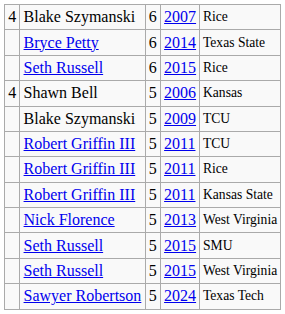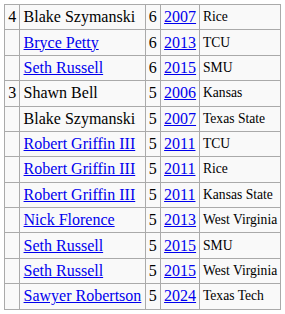(180, 42) 2014 -> (180, 42) 2013
(234, 42) Texas State -> (217, 42) TCU
(215, 67) Rice -> (218, 67) SMU
(12, 93) 4 -> (12, 93) 3
(180, 118) 2009 -> (180, 118) 2007
(217, 118) TCU -> (234, 118) Texas State
